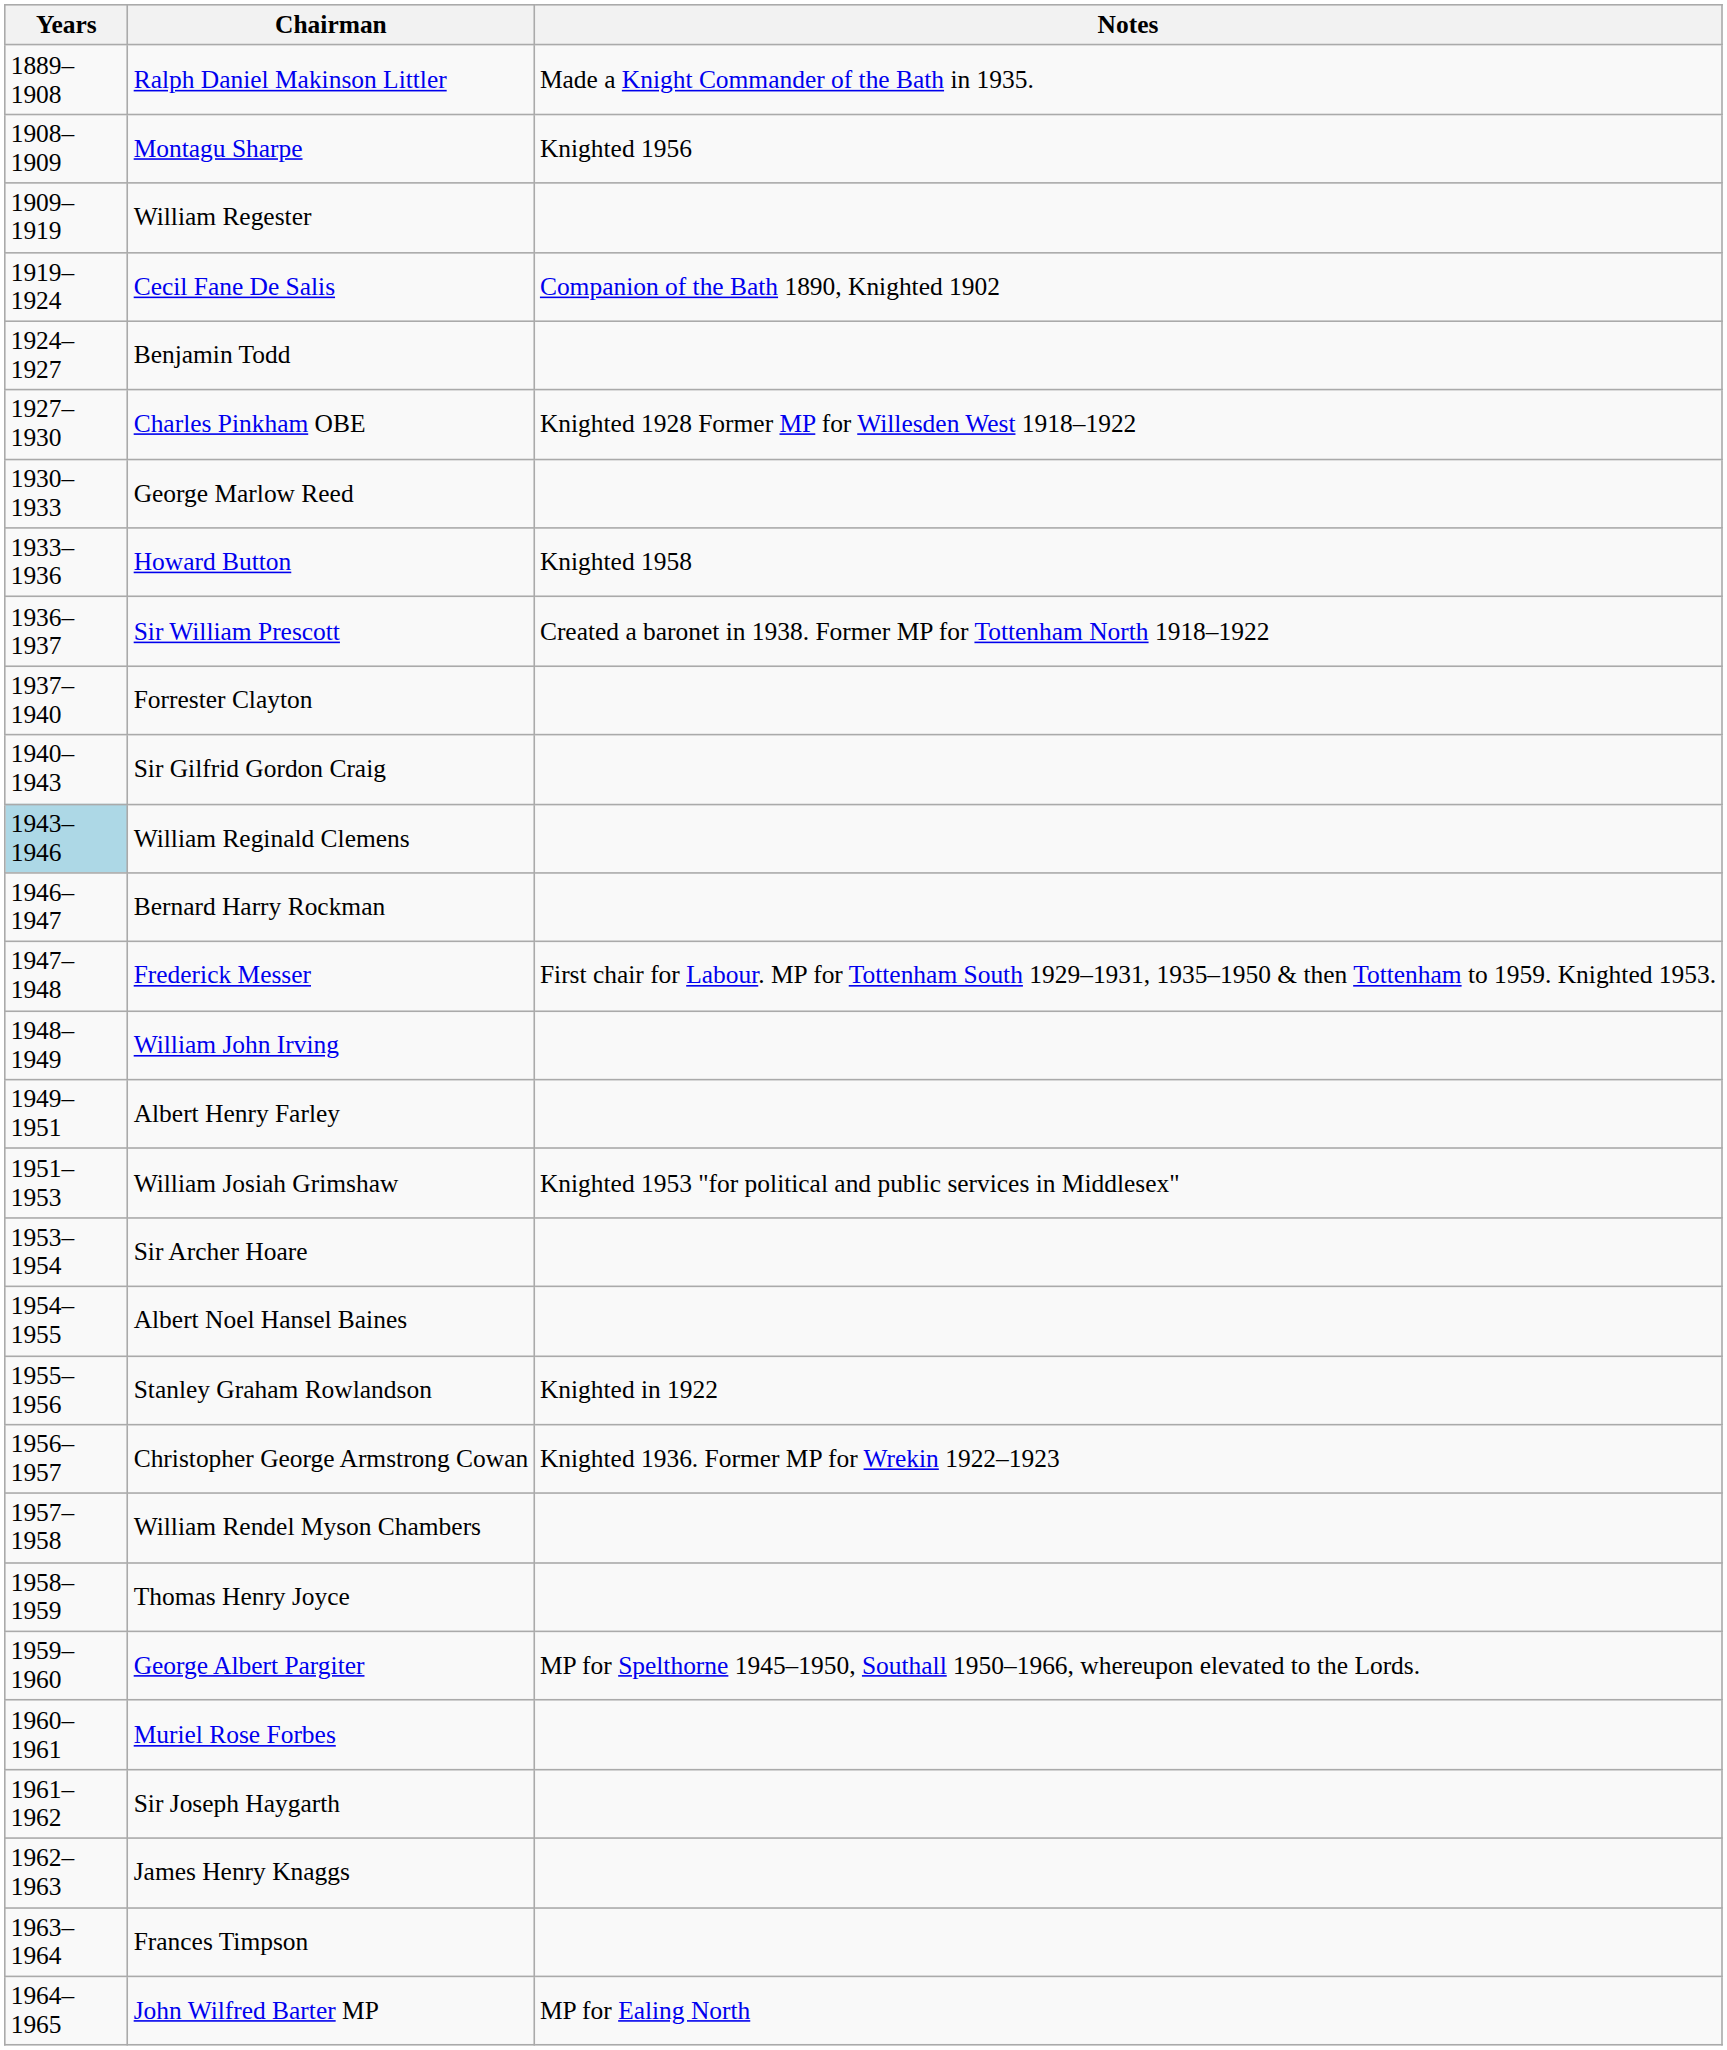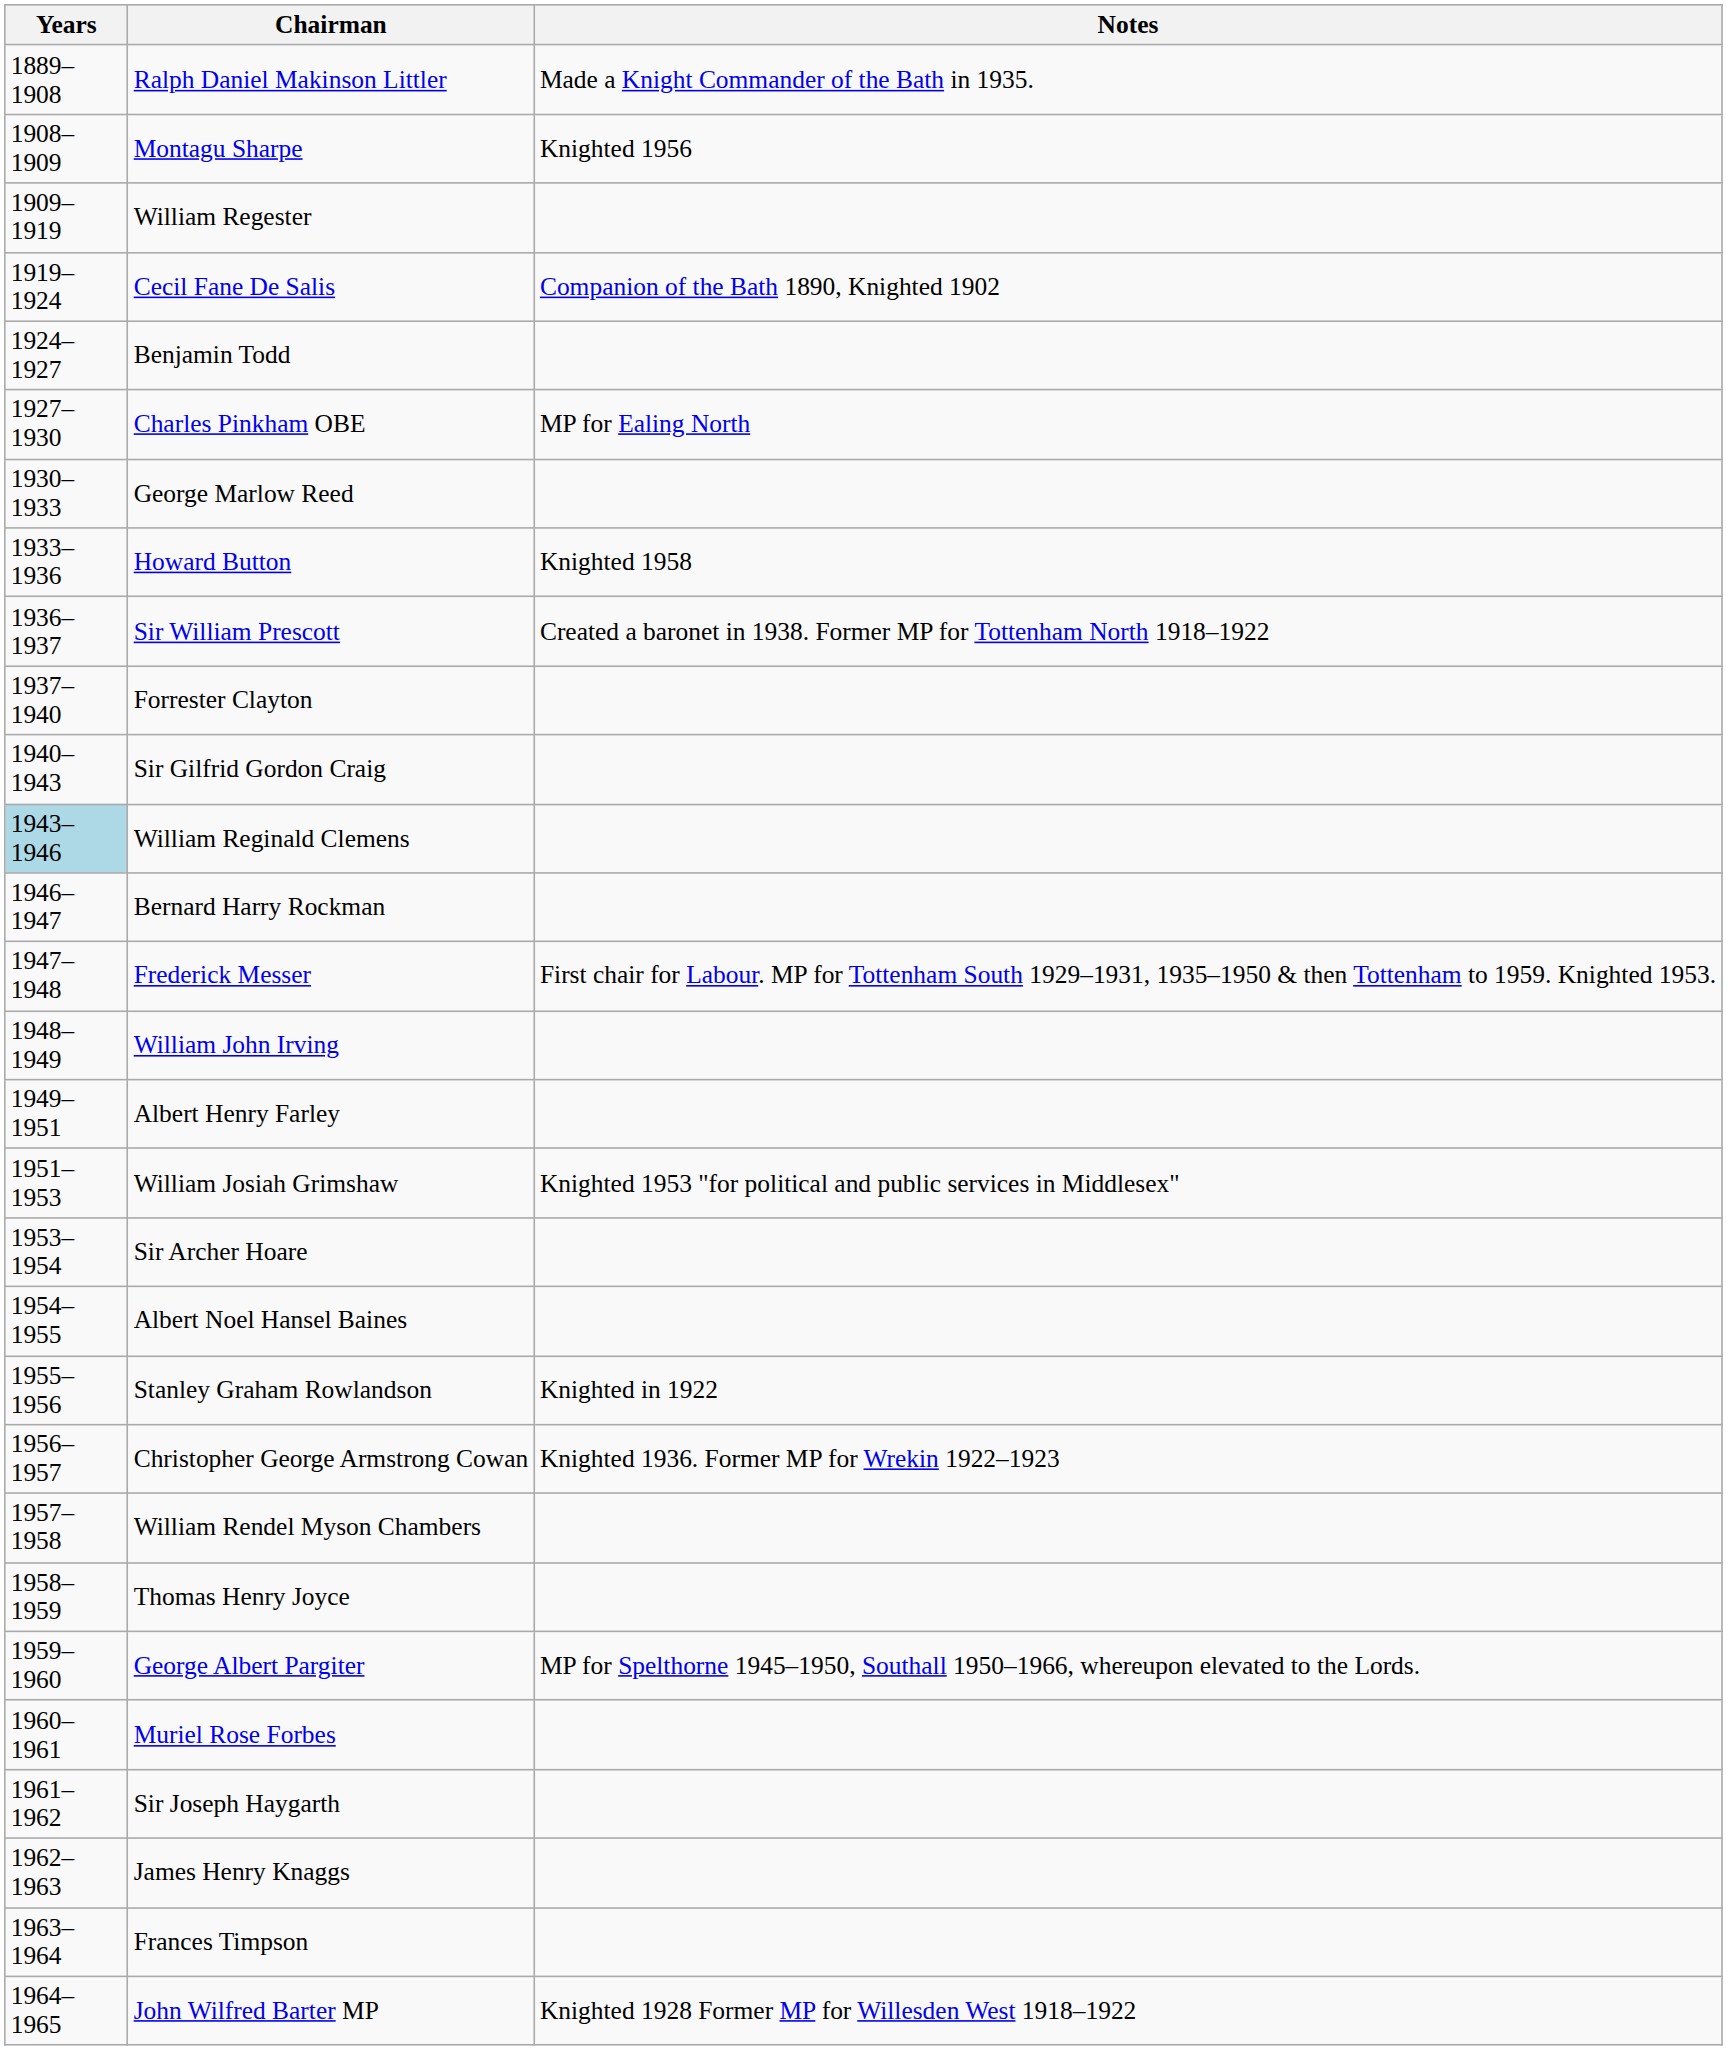(838, 424) Knighted 1928 Former MP for Willesden West 1918–1922 -> (645, 424) MP for Ealing North
(645, 2010) MP for Ealing North -> (838, 2010) Knighted 1928 Former MP for Willesden West 1918–1922
